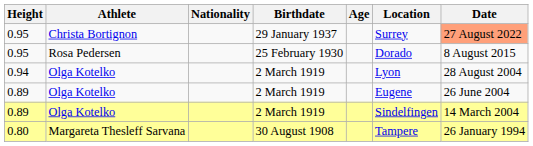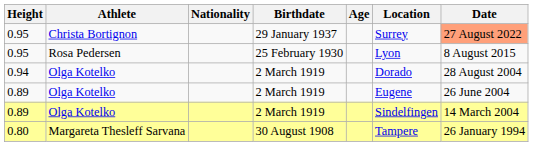(394, 53) Dorado -> (388, 53) Lyon
(388, 72) Lyon -> (394, 72) Dorado
